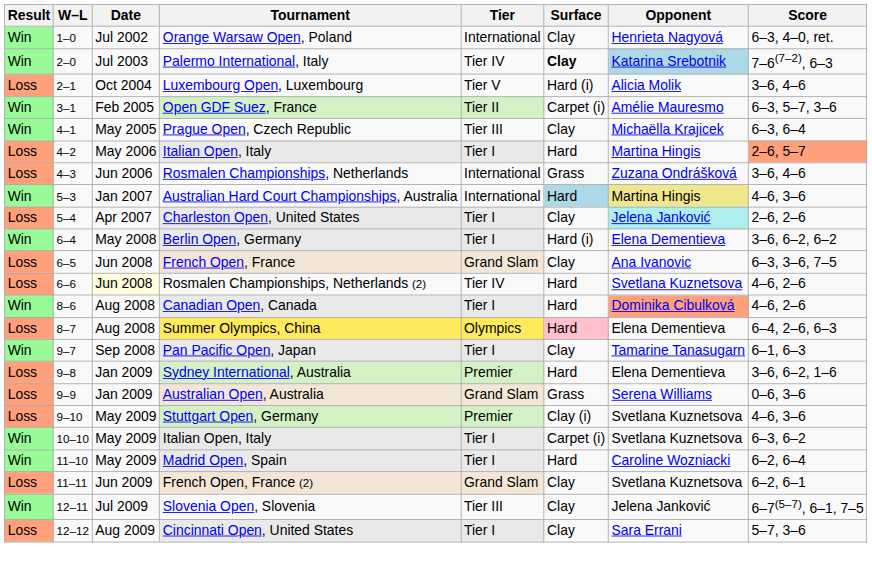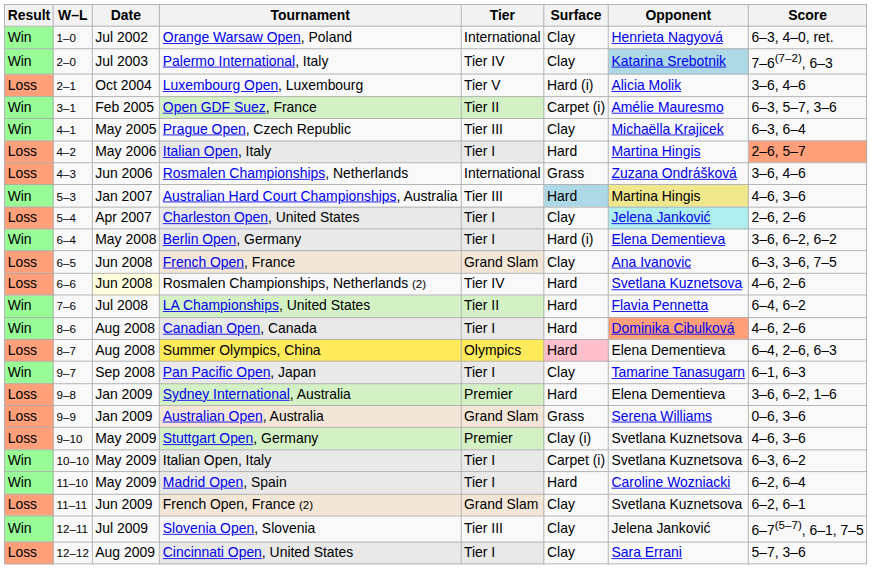(562, 61) bold -> (561, 61) normal
(502, 195) International -> (483, 195) Tier III
+ row: (66, 307)
